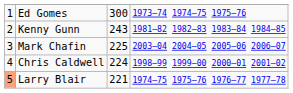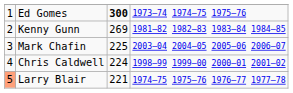(119, 13) normal -> (119, 13) bold
(119, 30) 243 -> (119, 30) 269
